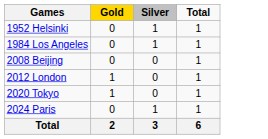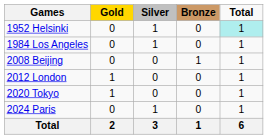+ column: (198, 12)
(198, 28) no background -> (241, 28) paleturquoise background
